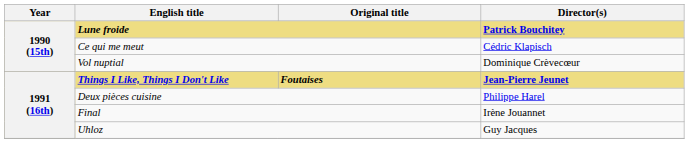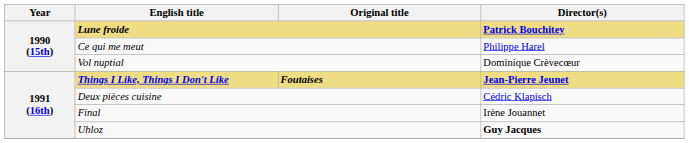(518, 46) Cédric Klapisch -> (514, 46) Philippe Harel
(514, 96) Philippe Harel -> (518, 96) Cédric Klapisch
(510, 130) normal -> (512, 130) bold
